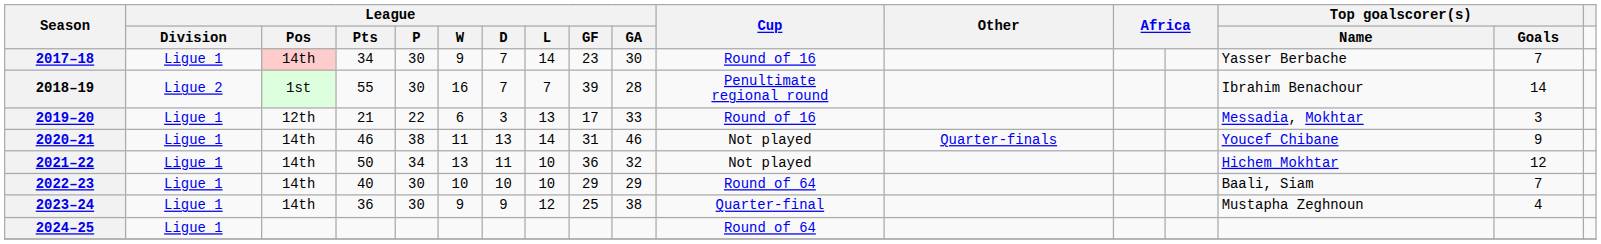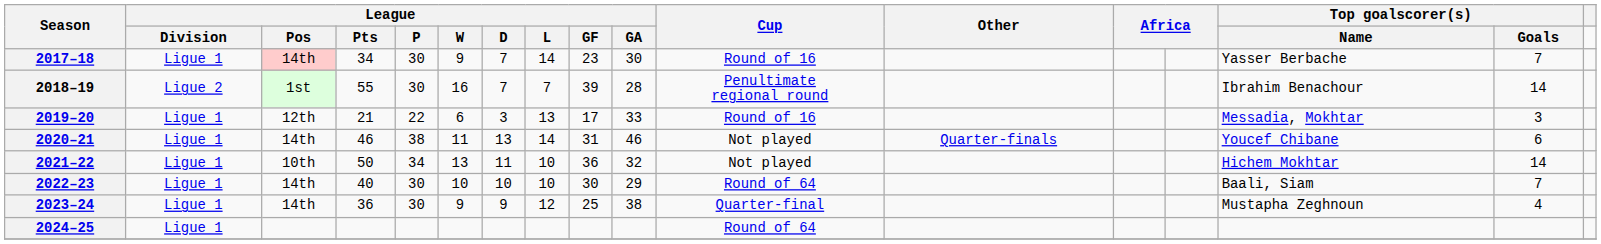(1538, 140) 9 -> (1538, 140) 6
(299, 162) 14th -> (299, 162) 10th
(1538, 162) 12 -> (1538, 162) 14
(590, 184) 29 -> (590, 184) 30
